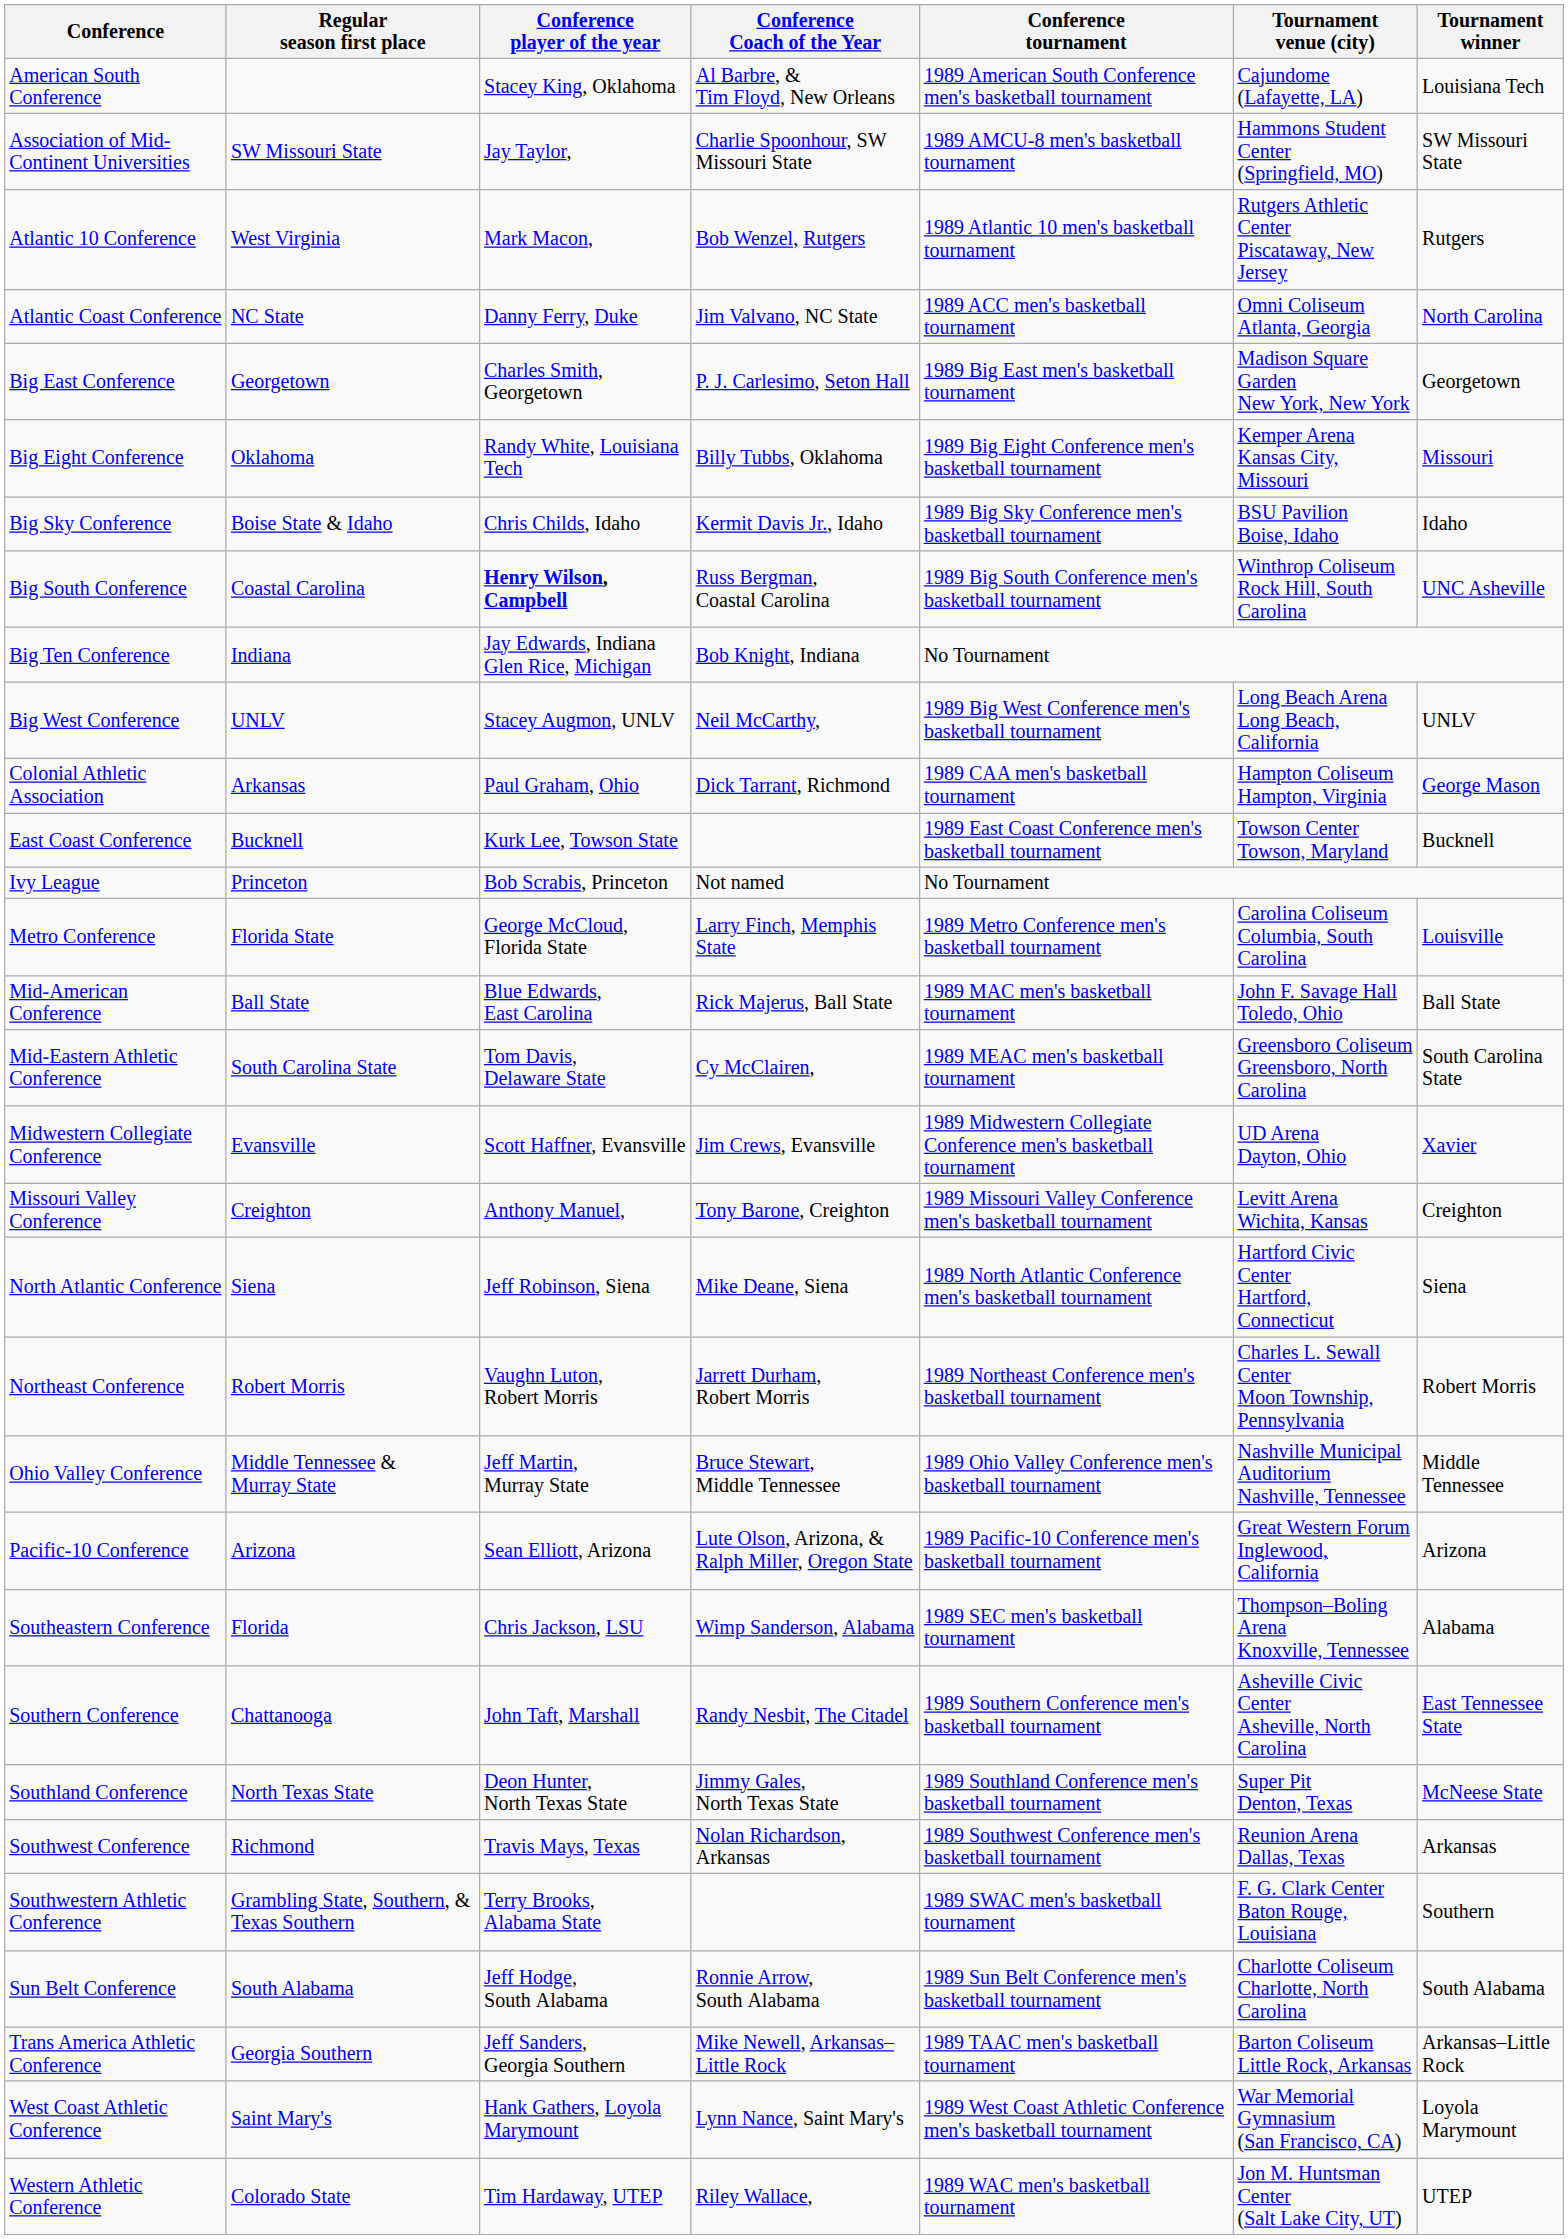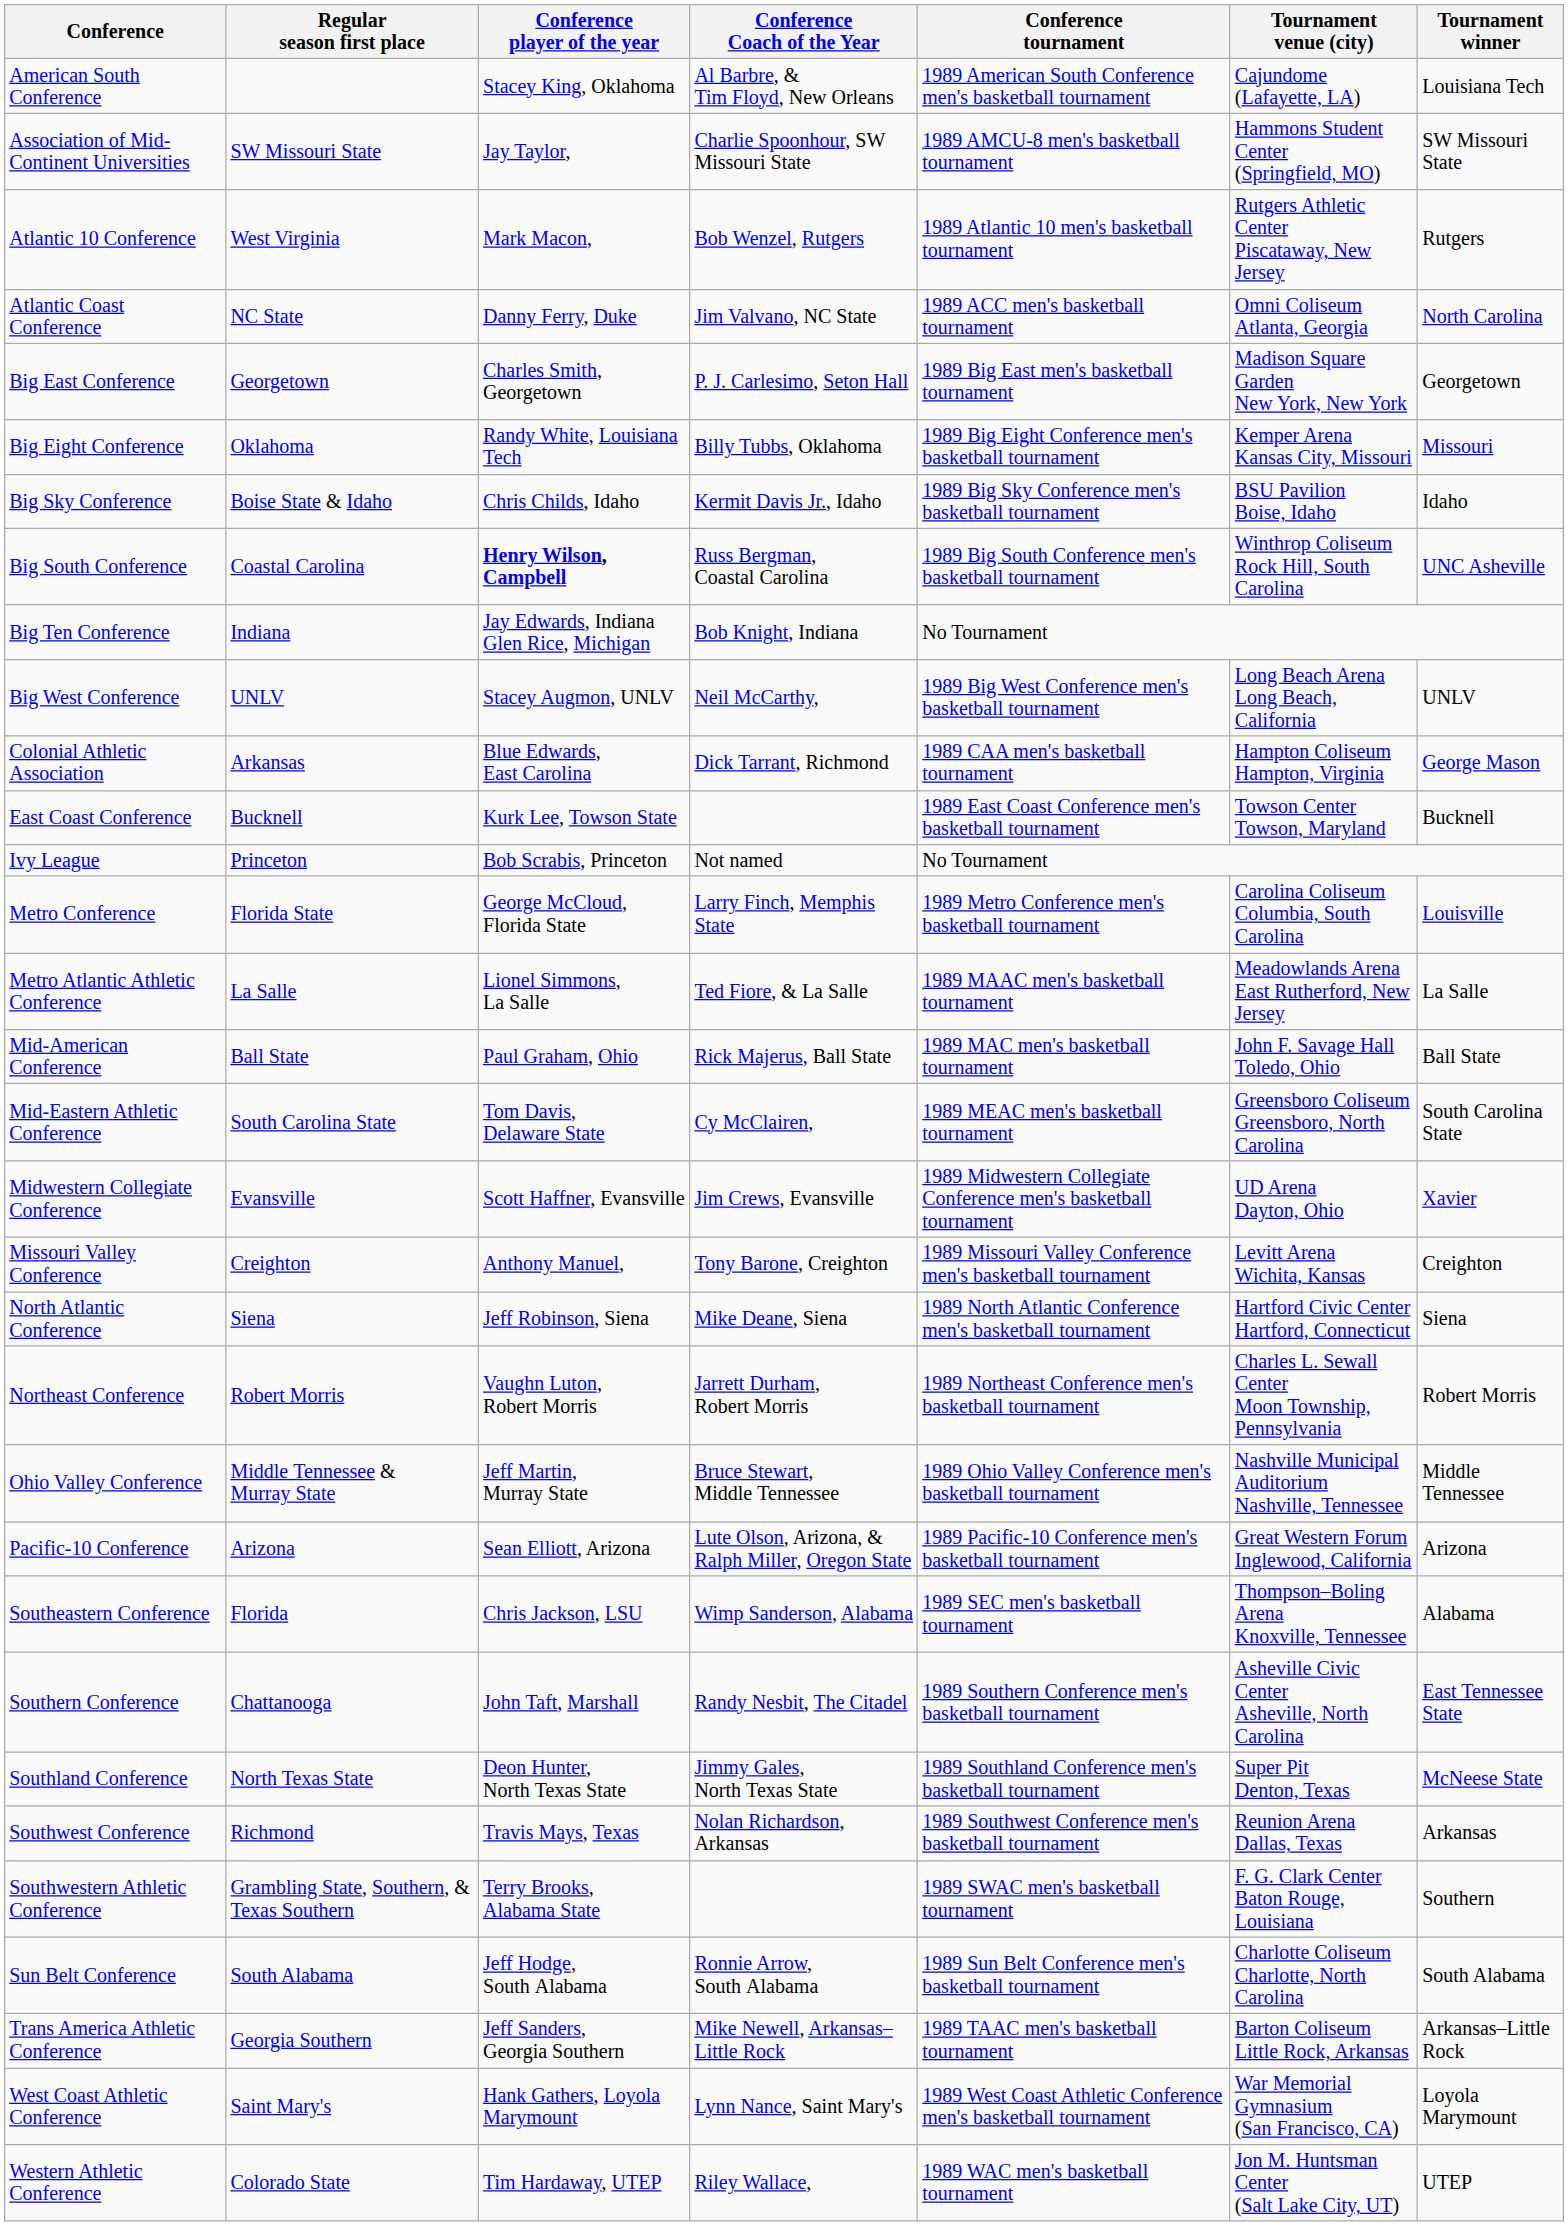(562, 785) Paul Graham, Ohio -> (542, 763) Blue Edwards, East Carolina
+ row: (102, 991)
(543, 1002) Blue Edwards, East Carolina -> (561, 1056) Paul Graham, Ohio
